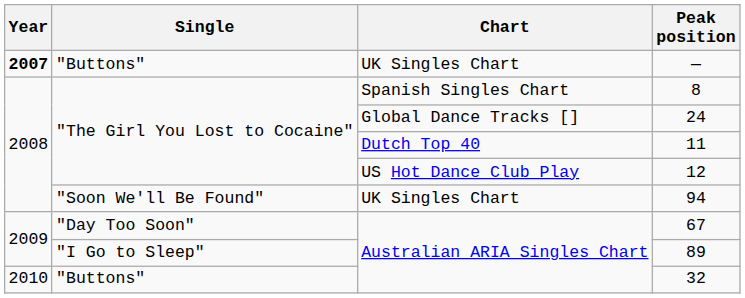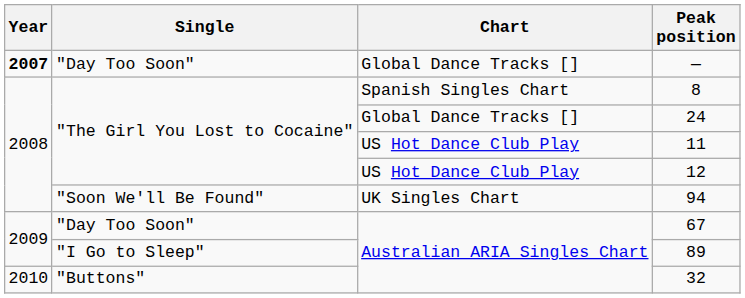(101, 64) "Buttons" -> (125, 64) "Day Too Soon"
(440, 64) UK Singles Chart -> (470, 64) Global Dance Tracks []
(421, 145) Dutch Top 40 -> (470, 145) US Hot Dance Club Play
